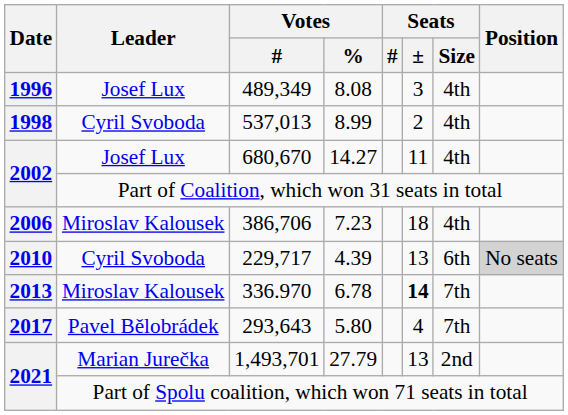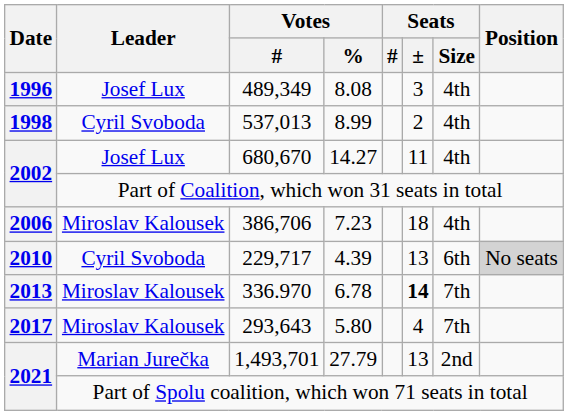(143, 325) Pavel Bělobrádek -> (143, 325) Miroslav Kalousek
